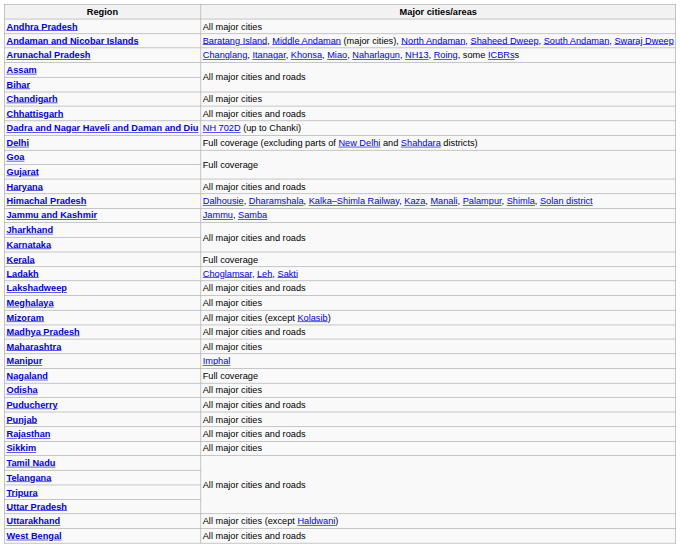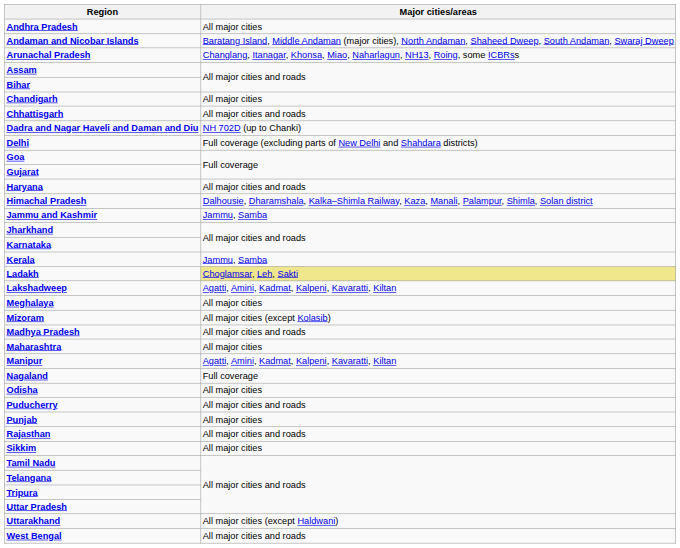(230, 260) Full coverage -> (235, 260) Jammu, Samba
(250, 274) no background -> (250, 274) khaki background
(254, 289) All major cities and roads -> (300, 289) Agatti, Amini, Kadmat, Kalpeni, Kavaratti, Kiltan
(217, 361) Imphal -> (300, 361) Agatti, Amini, Kadmat, Kalpeni, Kavaratti, Kiltan
